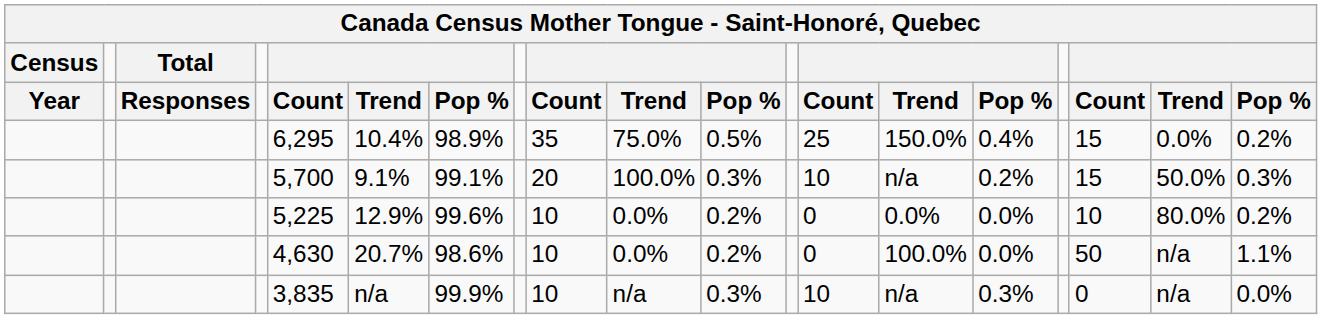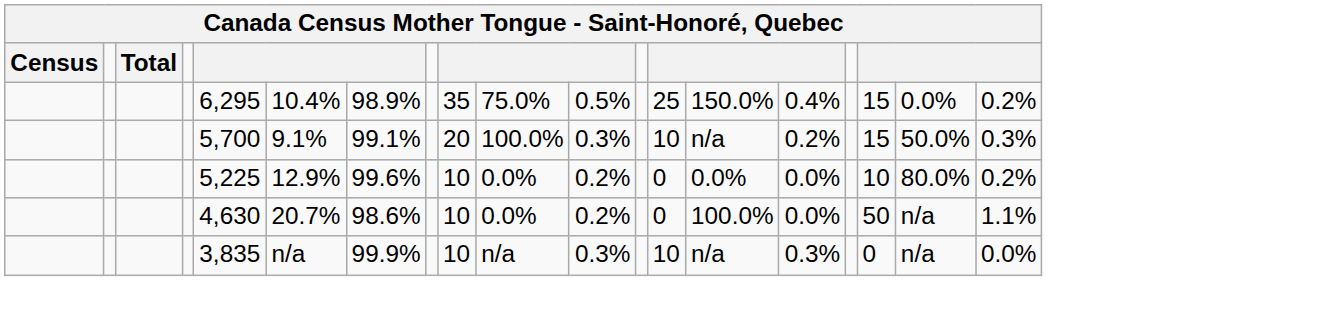- row: (54, 100)
